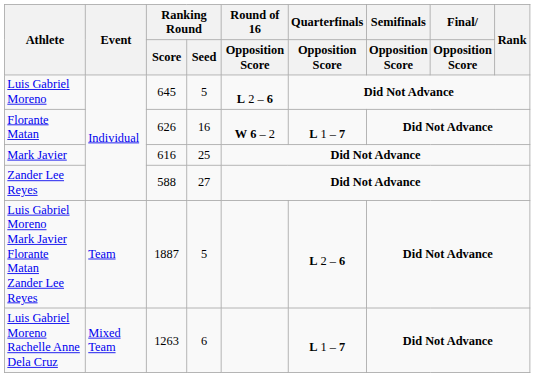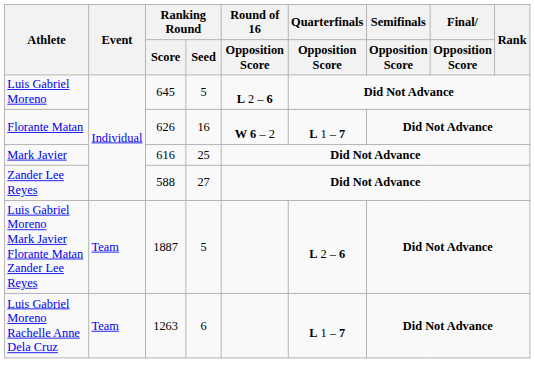(104, 340) Mixed Team -> (105, 326) Team
